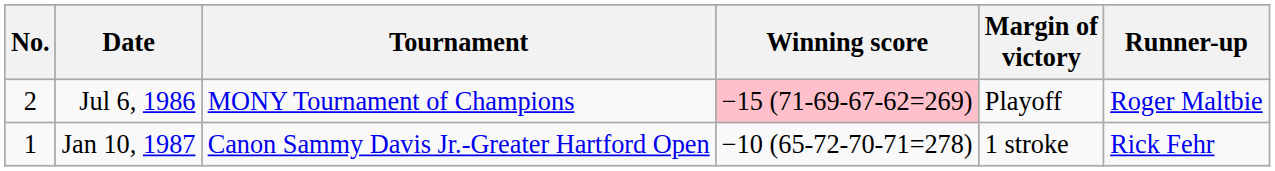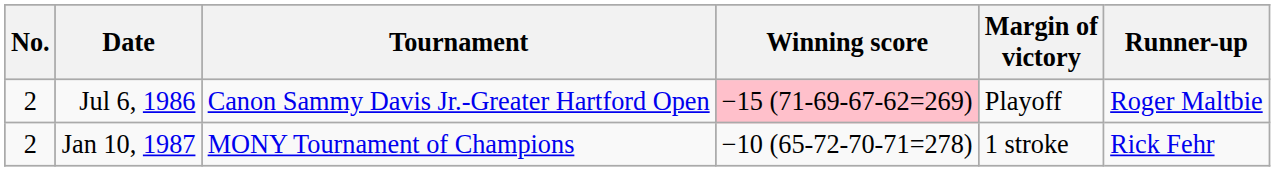(391, 100) MONY Tournament of Champions -> (459, 100) Canon Sammy Davis Jr.-Greater Hartford Open
(30, 144) 1 -> (30, 144) 2
(459, 144) Canon Sammy Davis Jr.-Greater Hartford Open -> (391, 144) MONY Tournament of Champions
